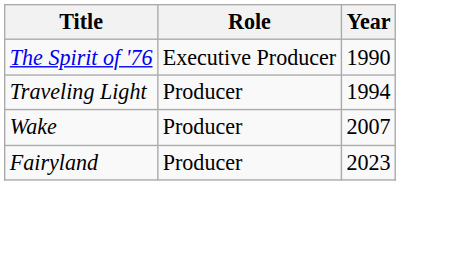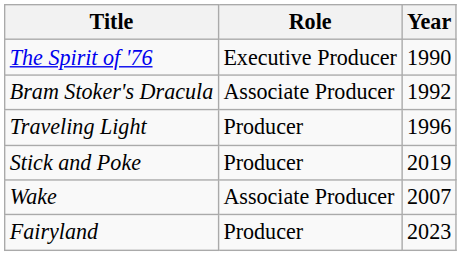+ row: (111, 92)
(368, 92) 1994 -> (429, 127) 1996
+ row: (75, 162)
(203, 127) Producer -> (309, 197) Associate Producer
